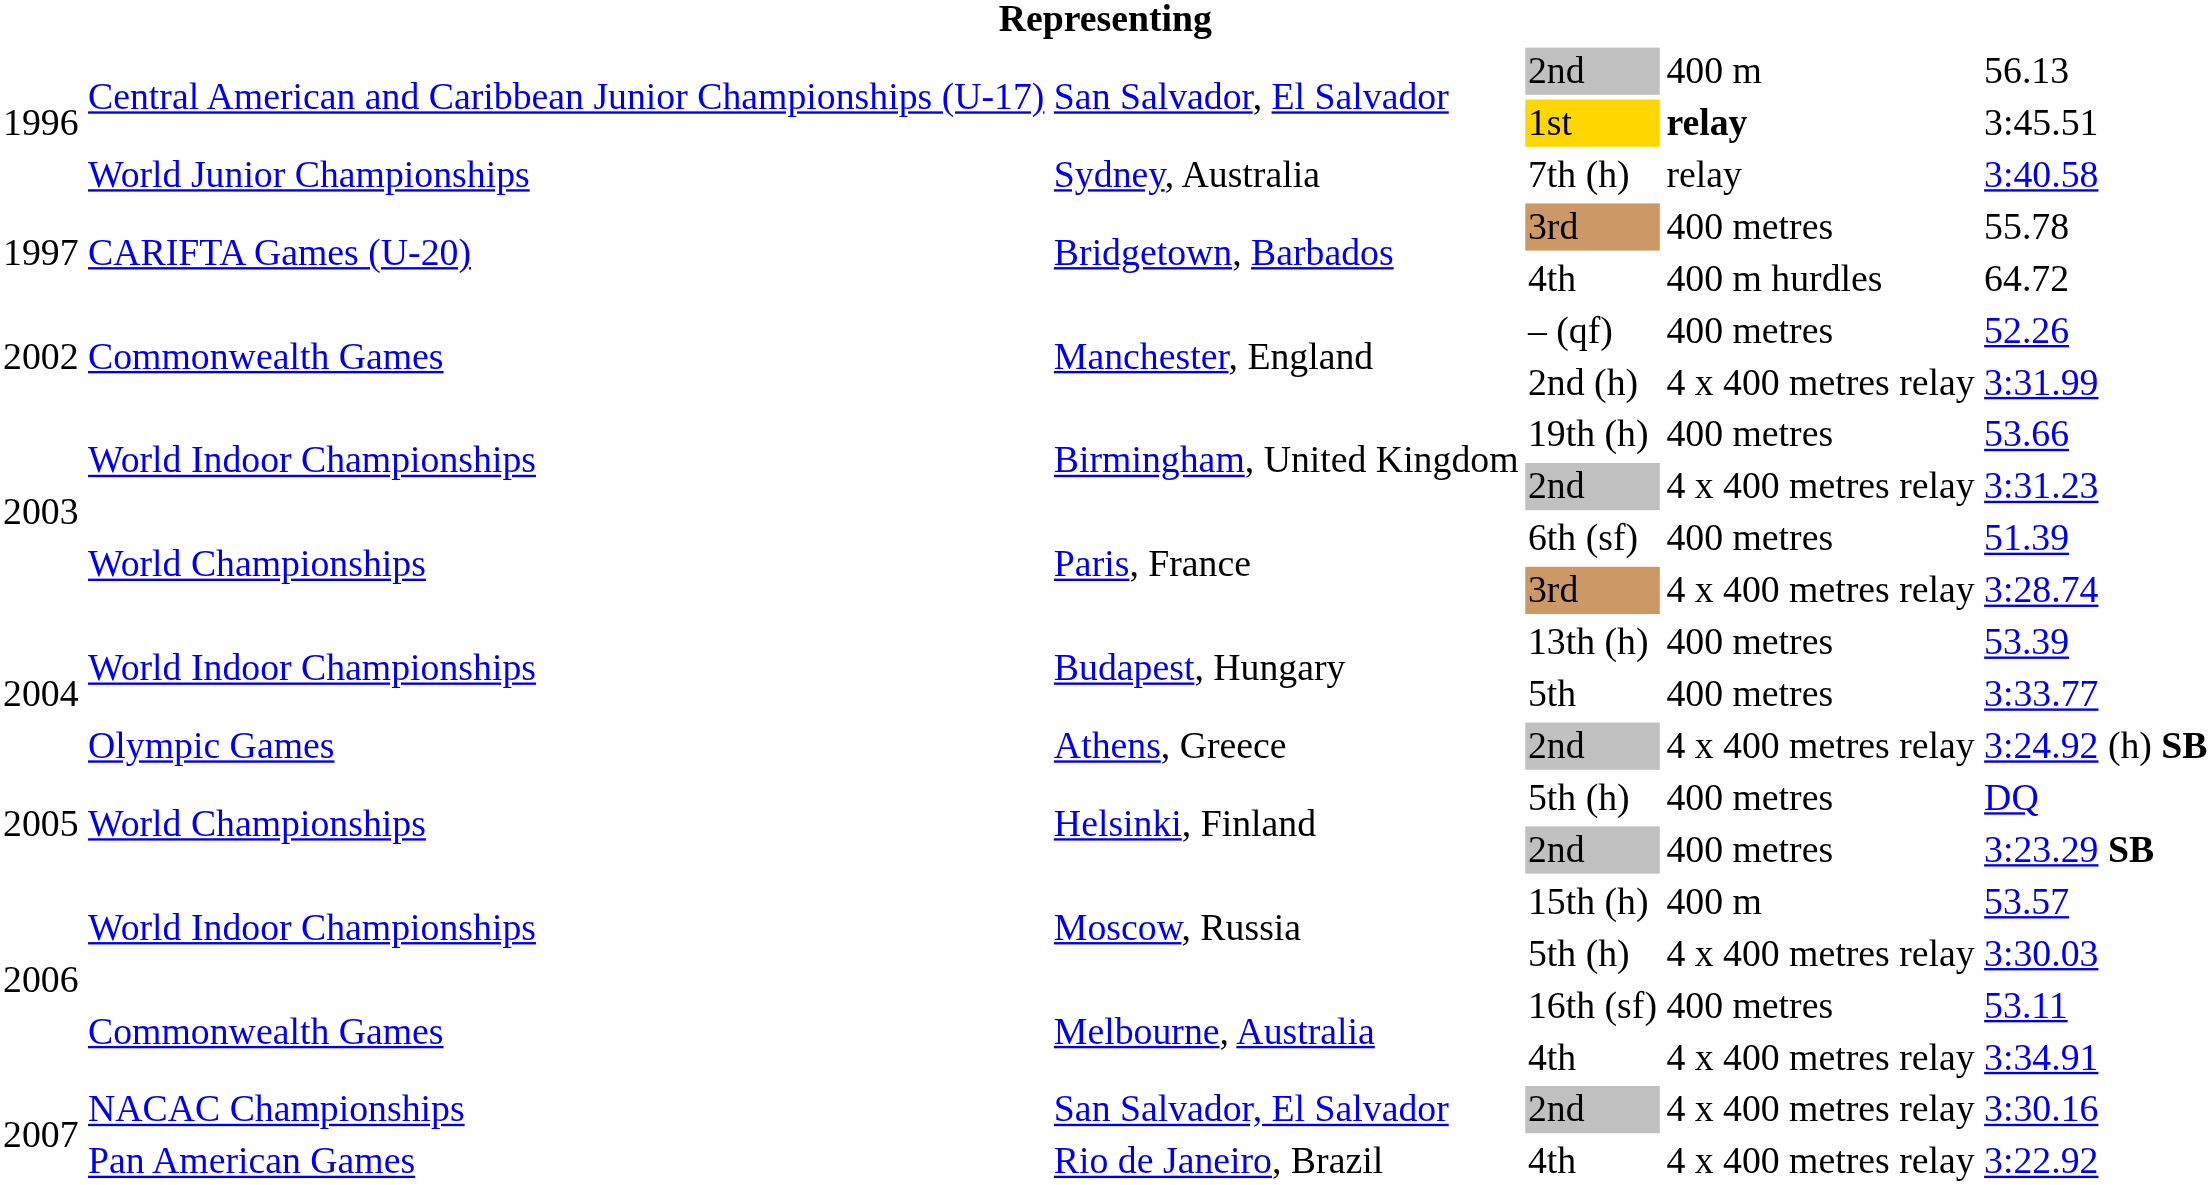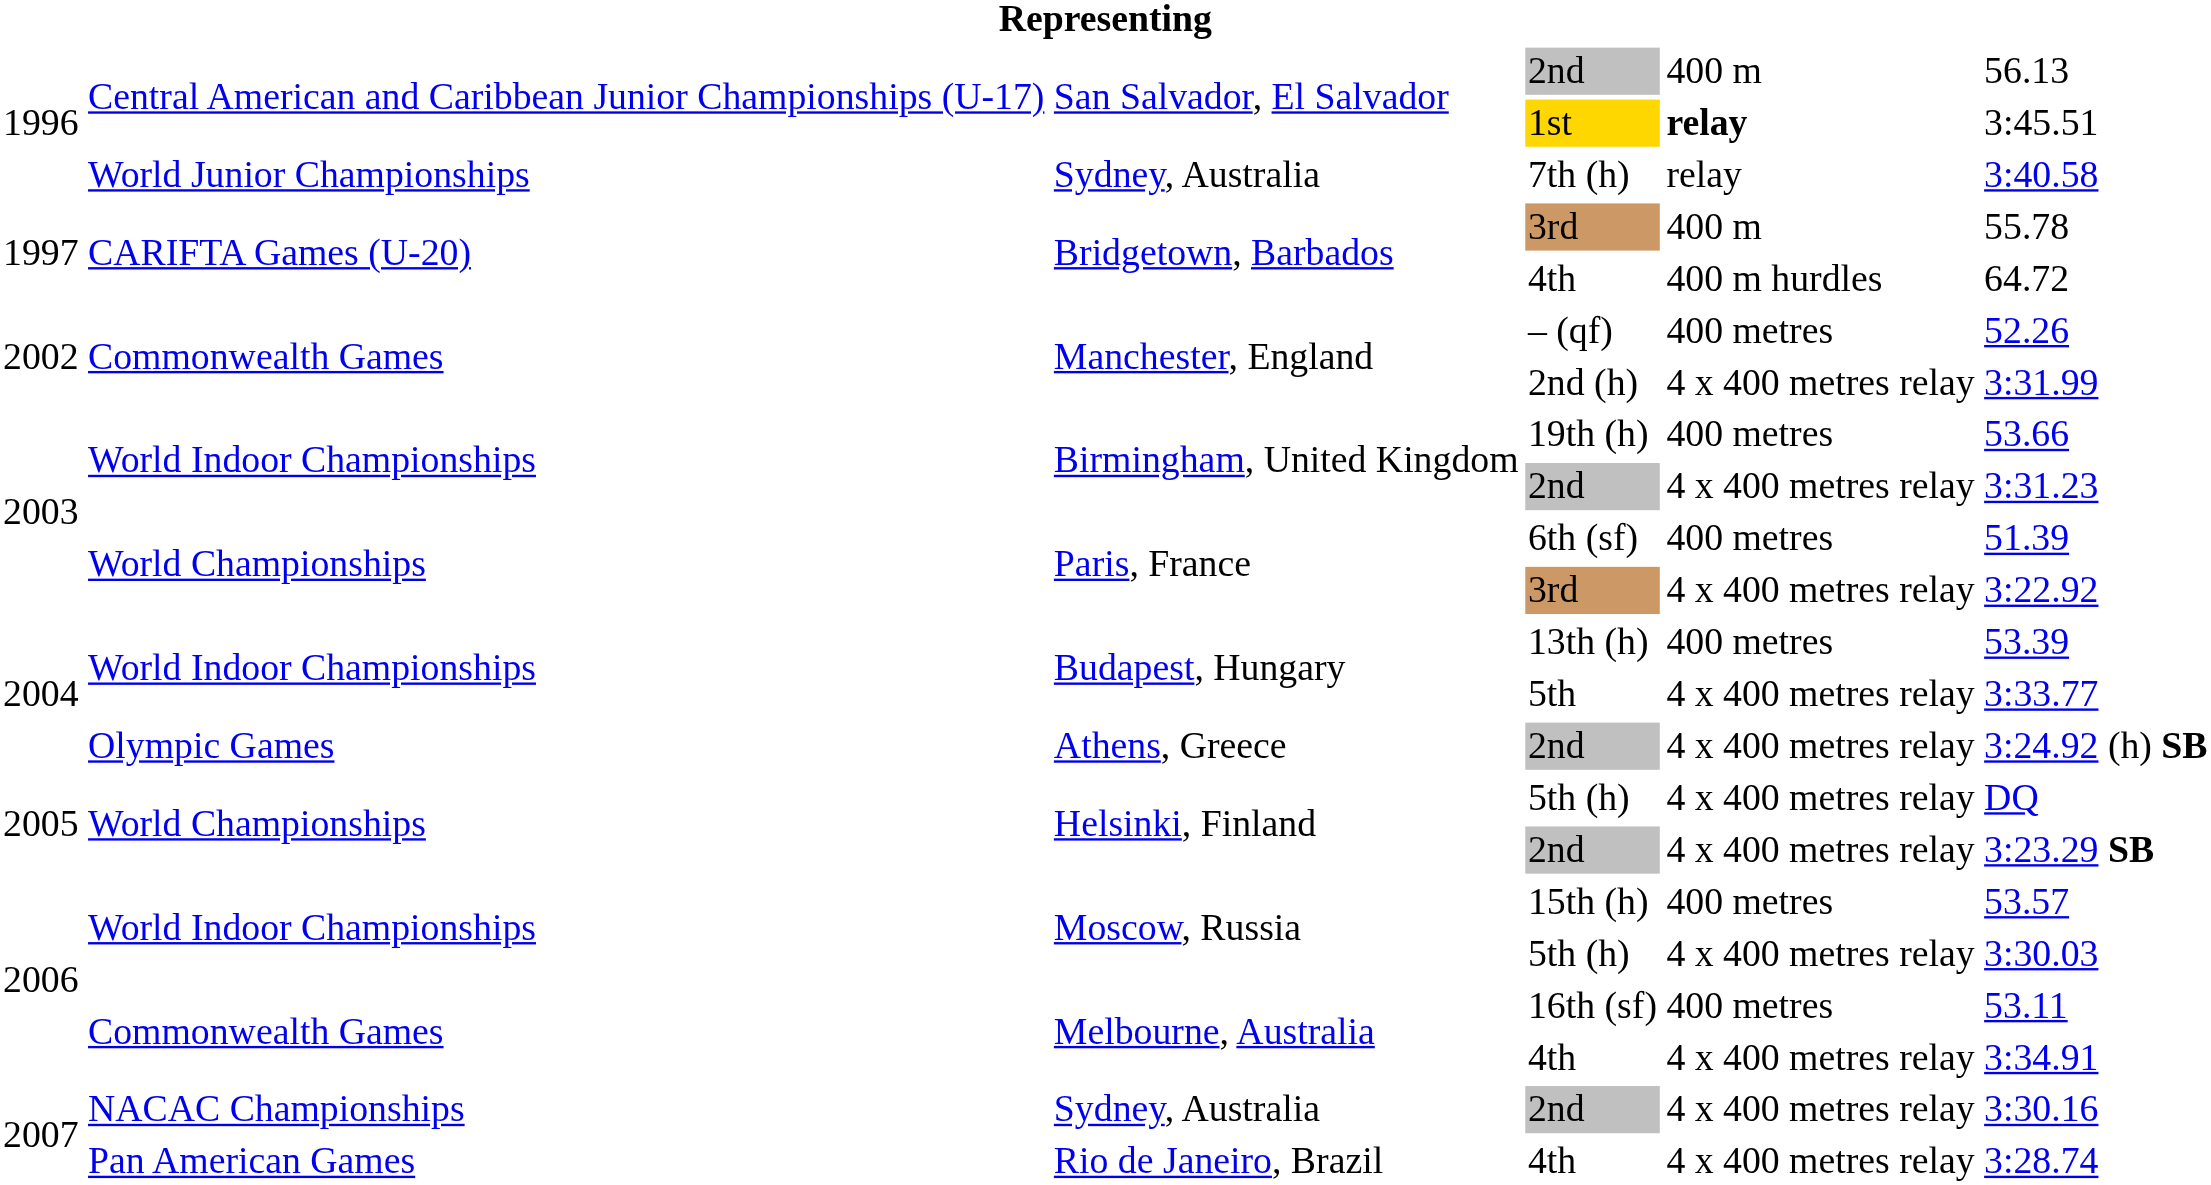(1750, 226) 400 metres -> (1714, 226) 400 m
(2041, 589) 3:28.74 -> (2041, 589) 3:22.92
(1750, 693) 400 metres -> (1821, 693) 4 x 400 metres relay
(1750, 797) 400 metres -> (1821, 797) 4 x 400 metres relay
(1750, 849) 400 metres -> (1821, 849) 4 x 400 metres relay
(1714, 901) 400 m -> (1750, 901) 400 metres
(1251, 1108) San Salvador, El Salvador -> (1187, 1108) Sydney, Australia
(2041, 1160) 3:22.92 -> (2041, 1160) 3:28.74
